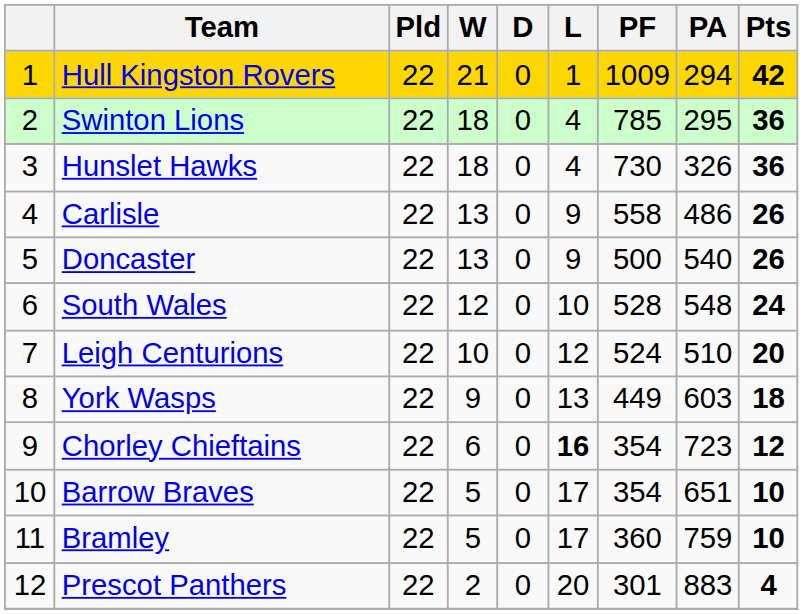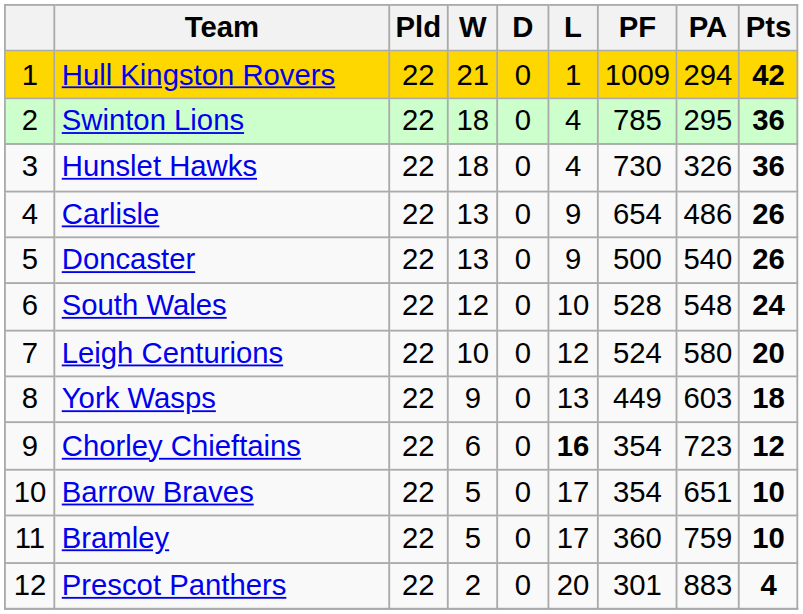(637, 213) 558 -> (637, 213) 654
(708, 352) 510 -> (708, 352) 580
